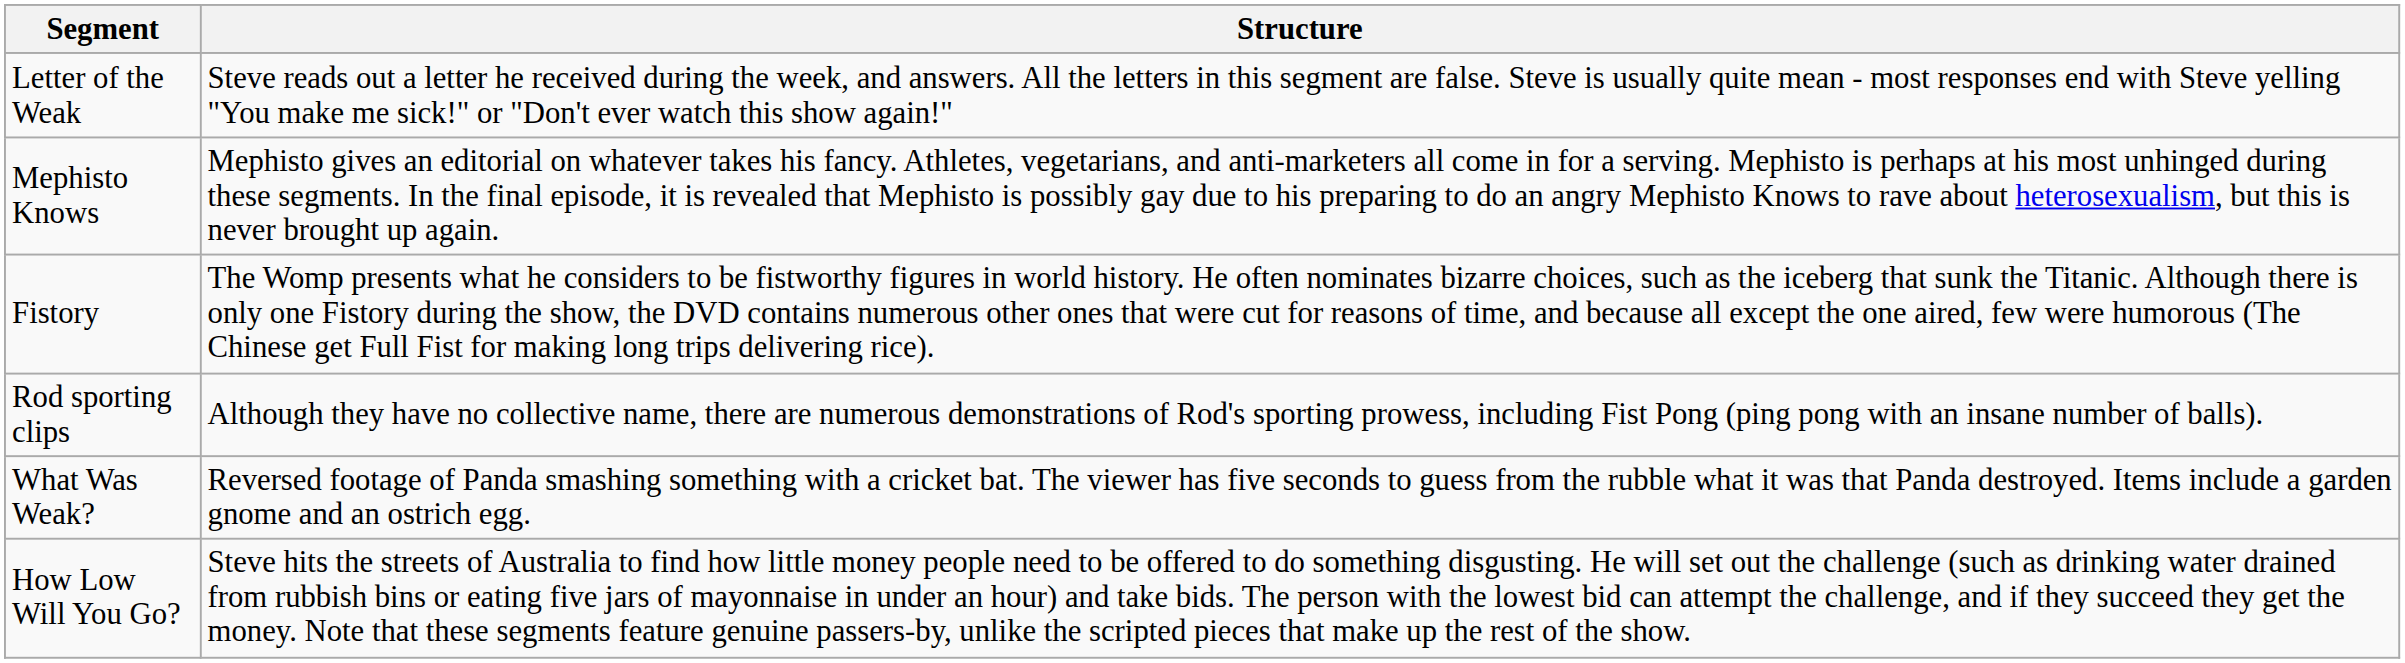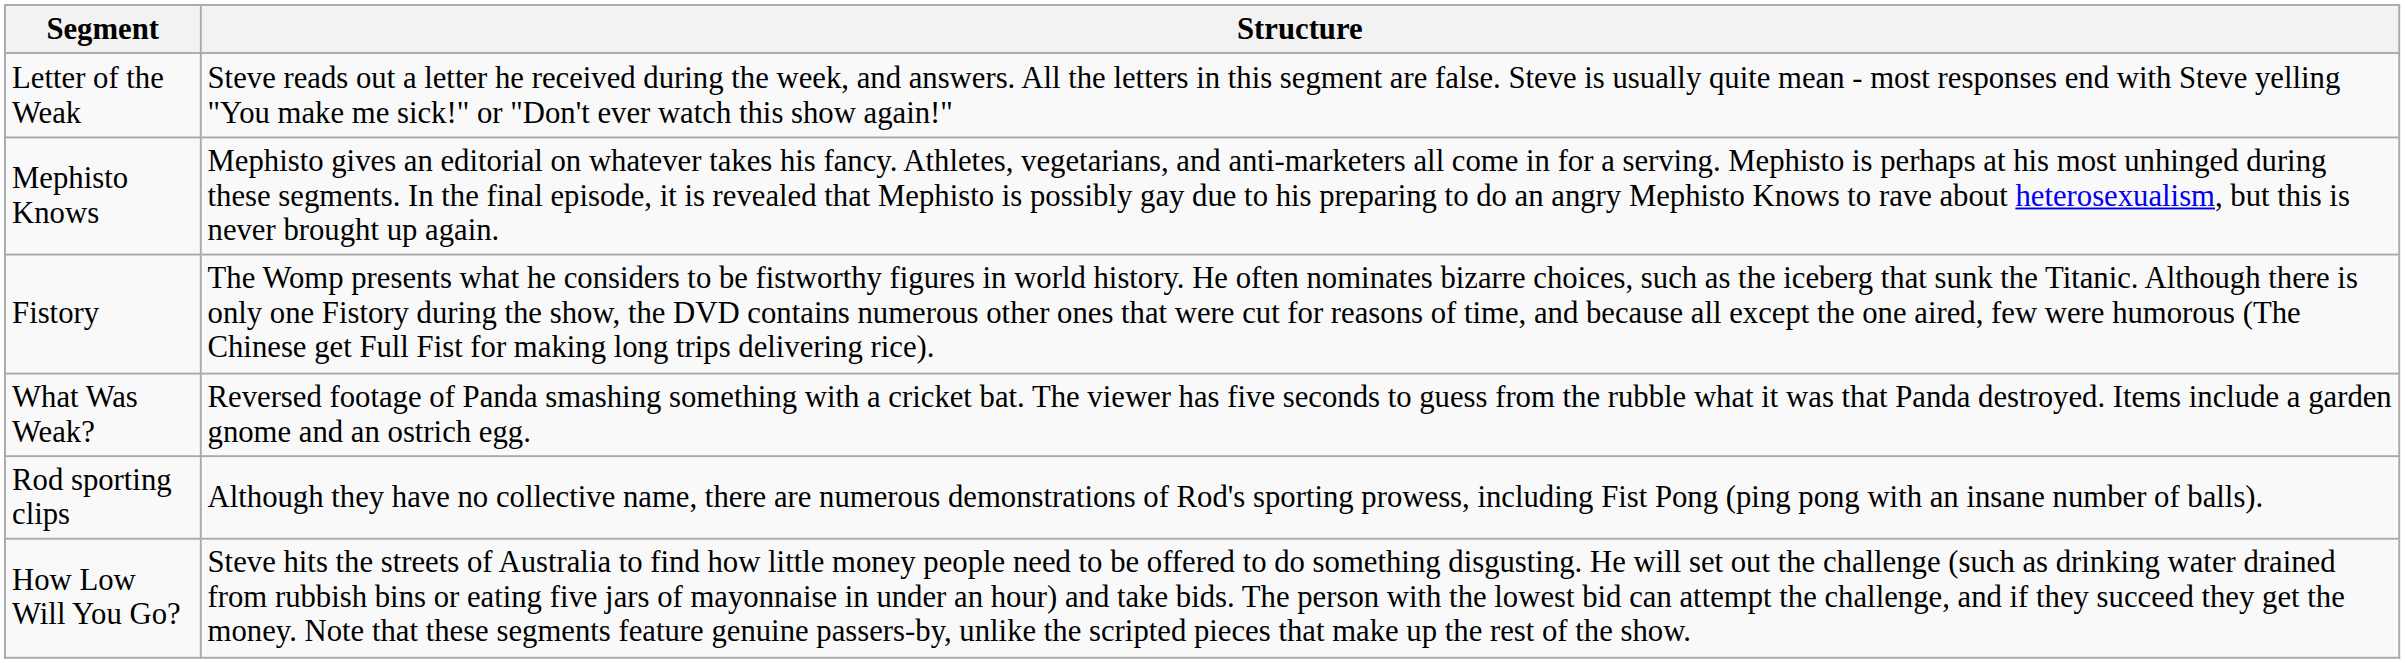rows swapped: (92, 413) <-> (75, 497)
